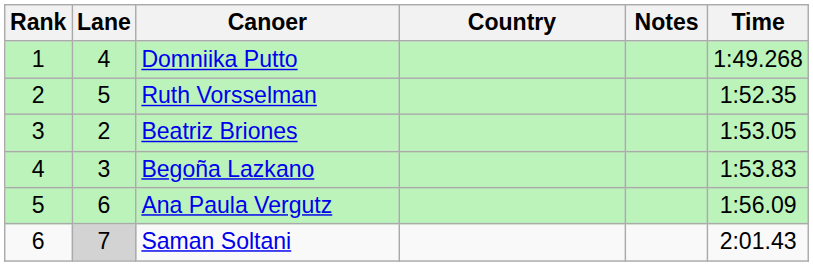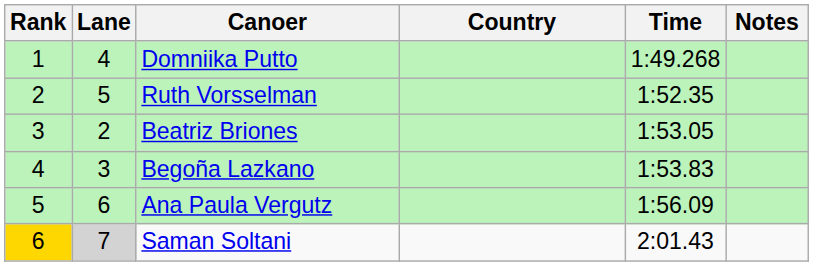columns swapped: (758, 22) <-> (667, 22)
(38, 242) no background -> (38, 242) gold background
